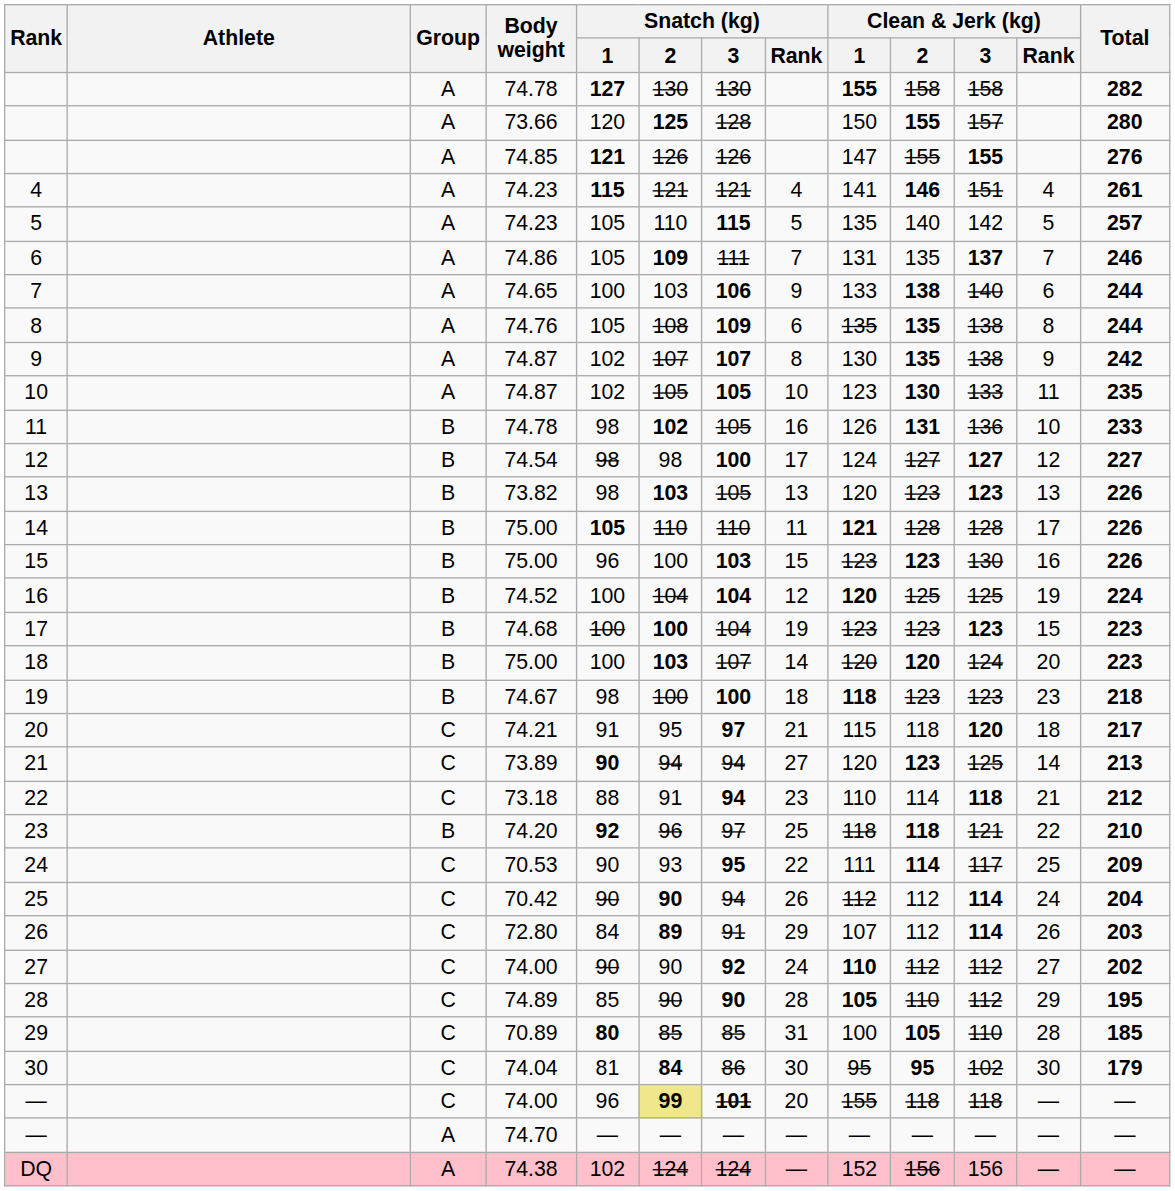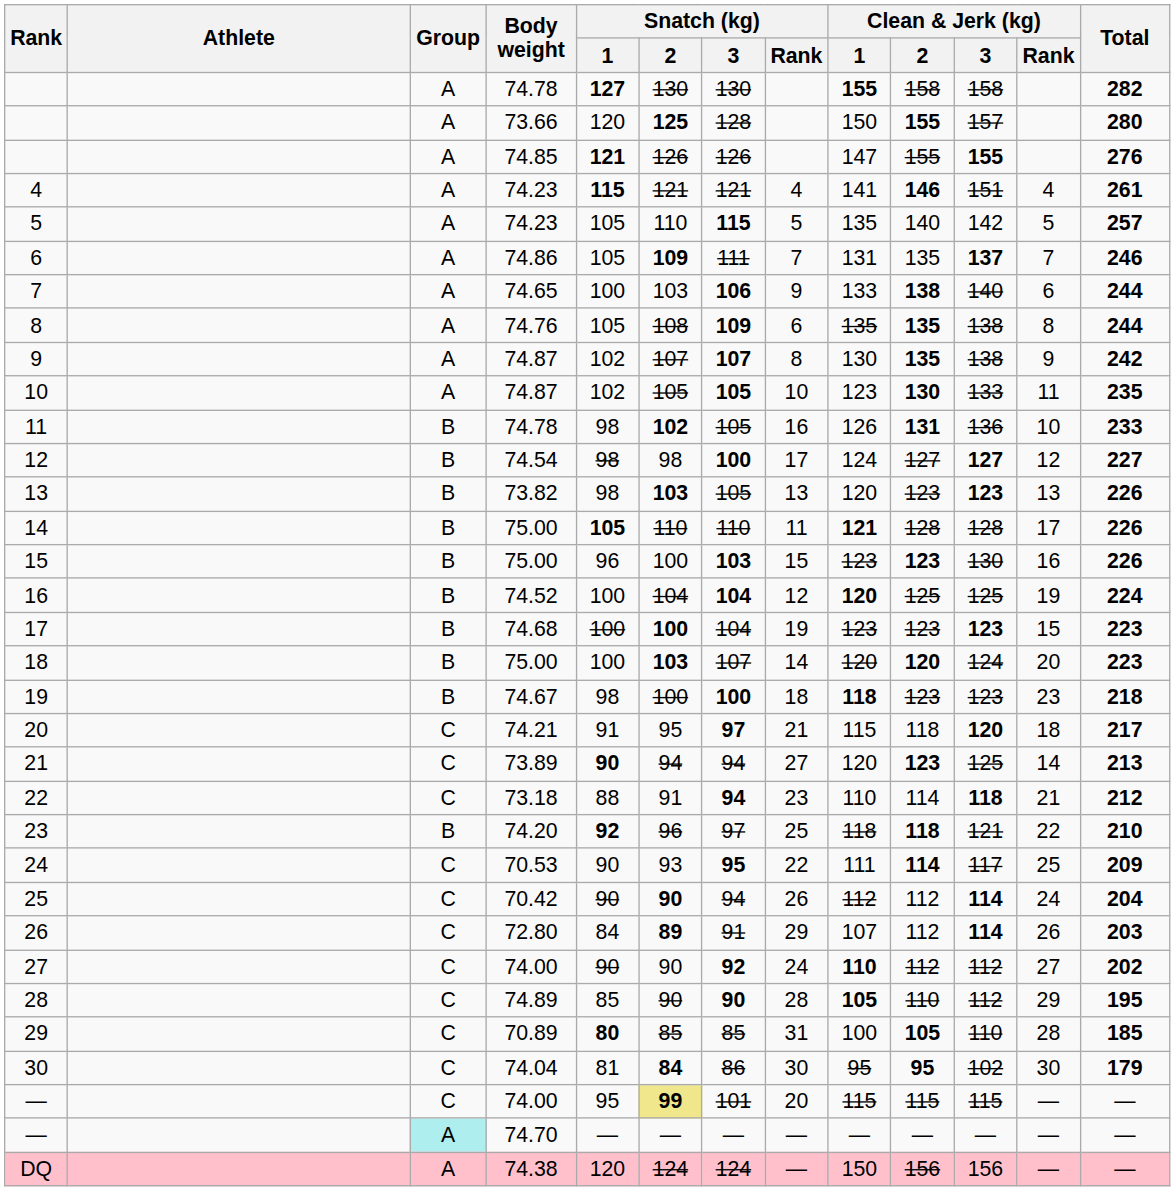(607, 1101) 96 -> (607, 1101) 95
(733, 1101) bold -> (733, 1101) normal
(859, 1101) 155 -> (859, 1101) 115
(922, 1101) 118 -> (922, 1101) 115
(985, 1101) 118 -> (985, 1101) 115
(448, 1135) no background -> (448, 1135) paleturquoise background
(607, 1168) 102 -> (607, 1168) 120
(859, 1168) 152 -> (859, 1168) 150
